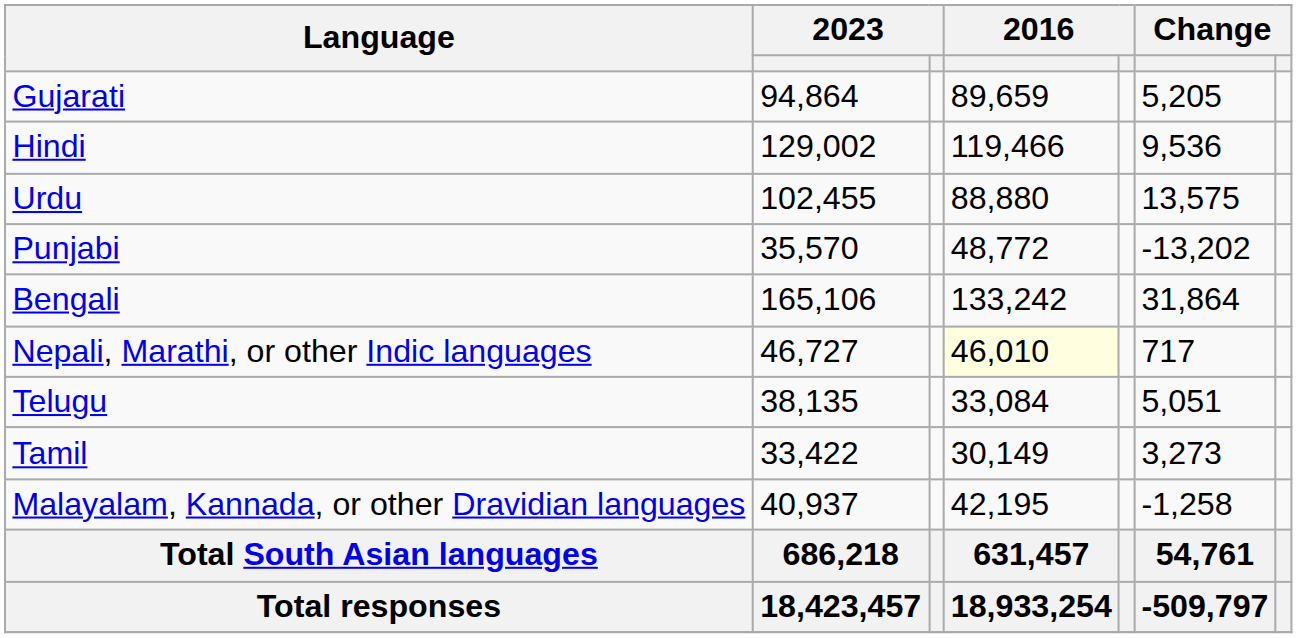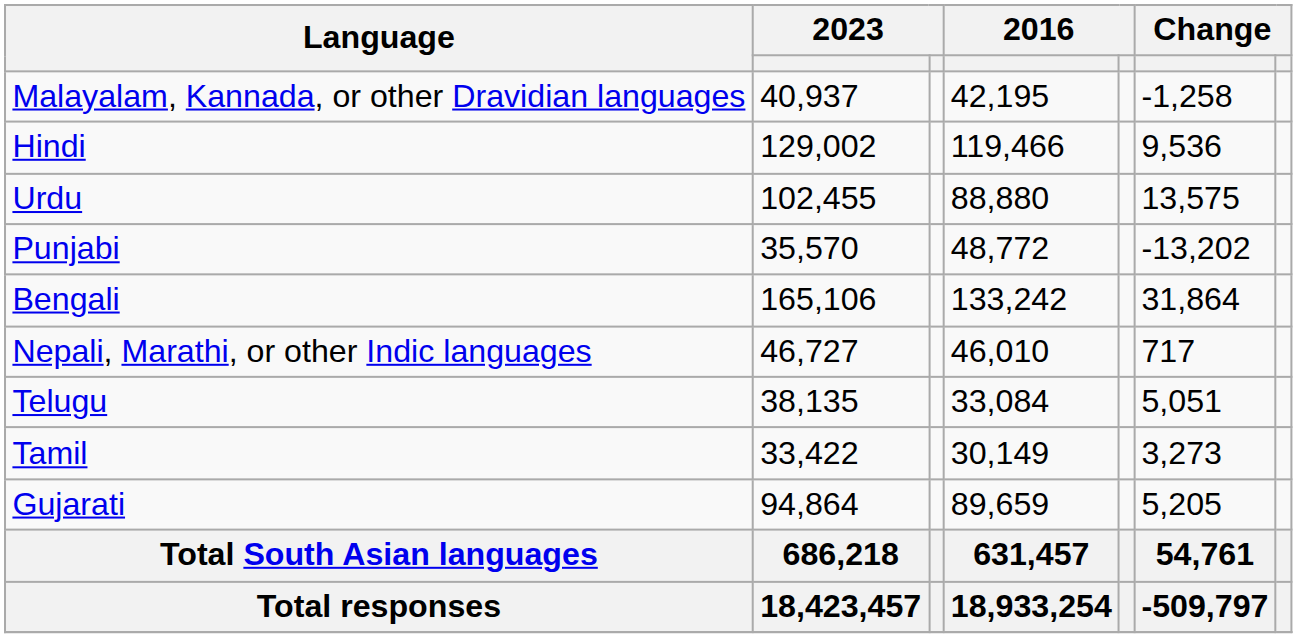rows swapped: (69, 95) <-> (379, 503)
(1000, 350) lightyellow background -> (1000, 350) no background
